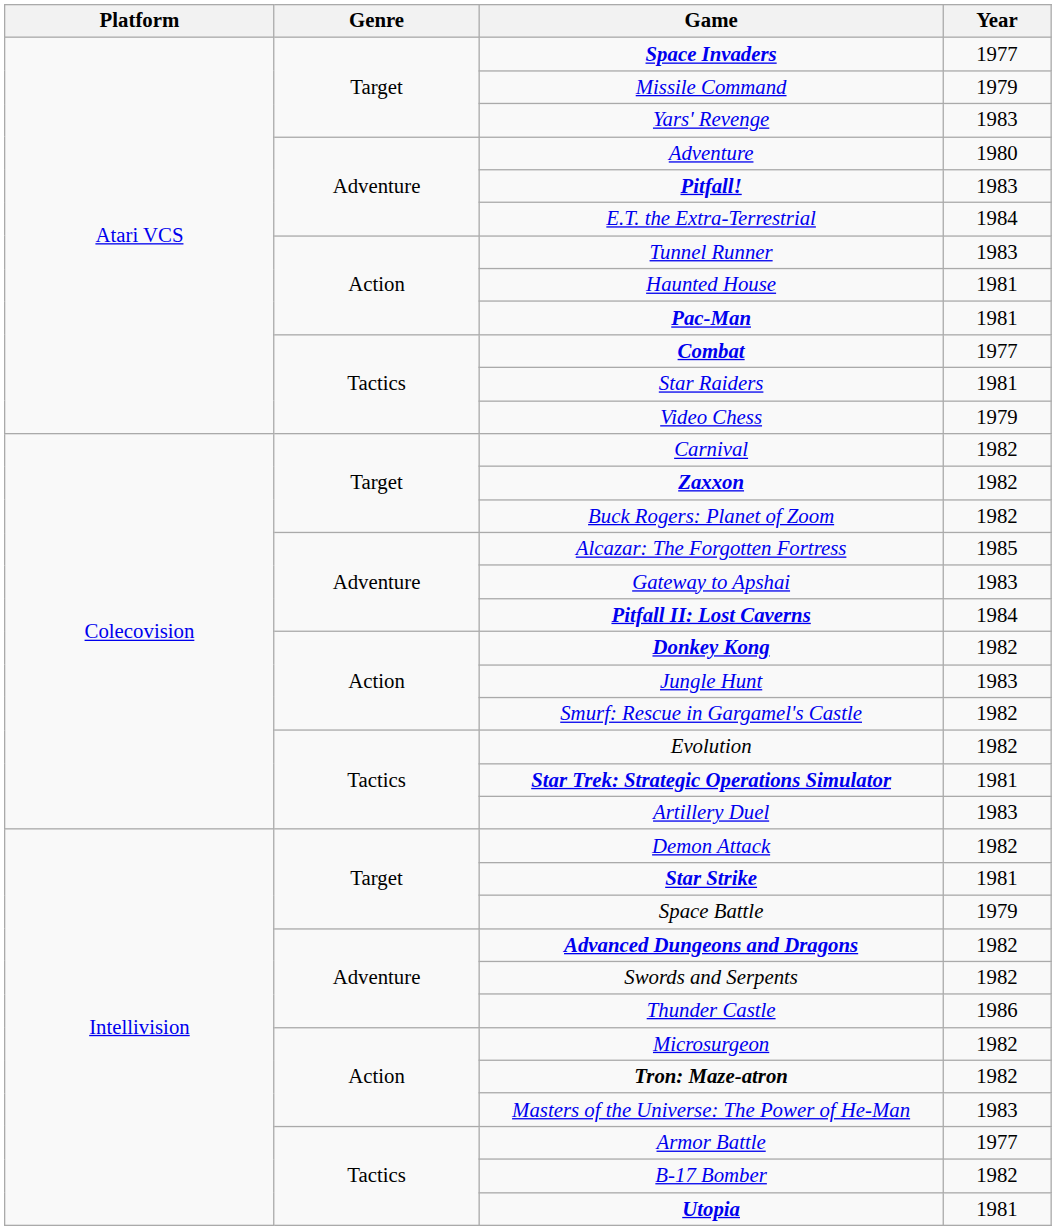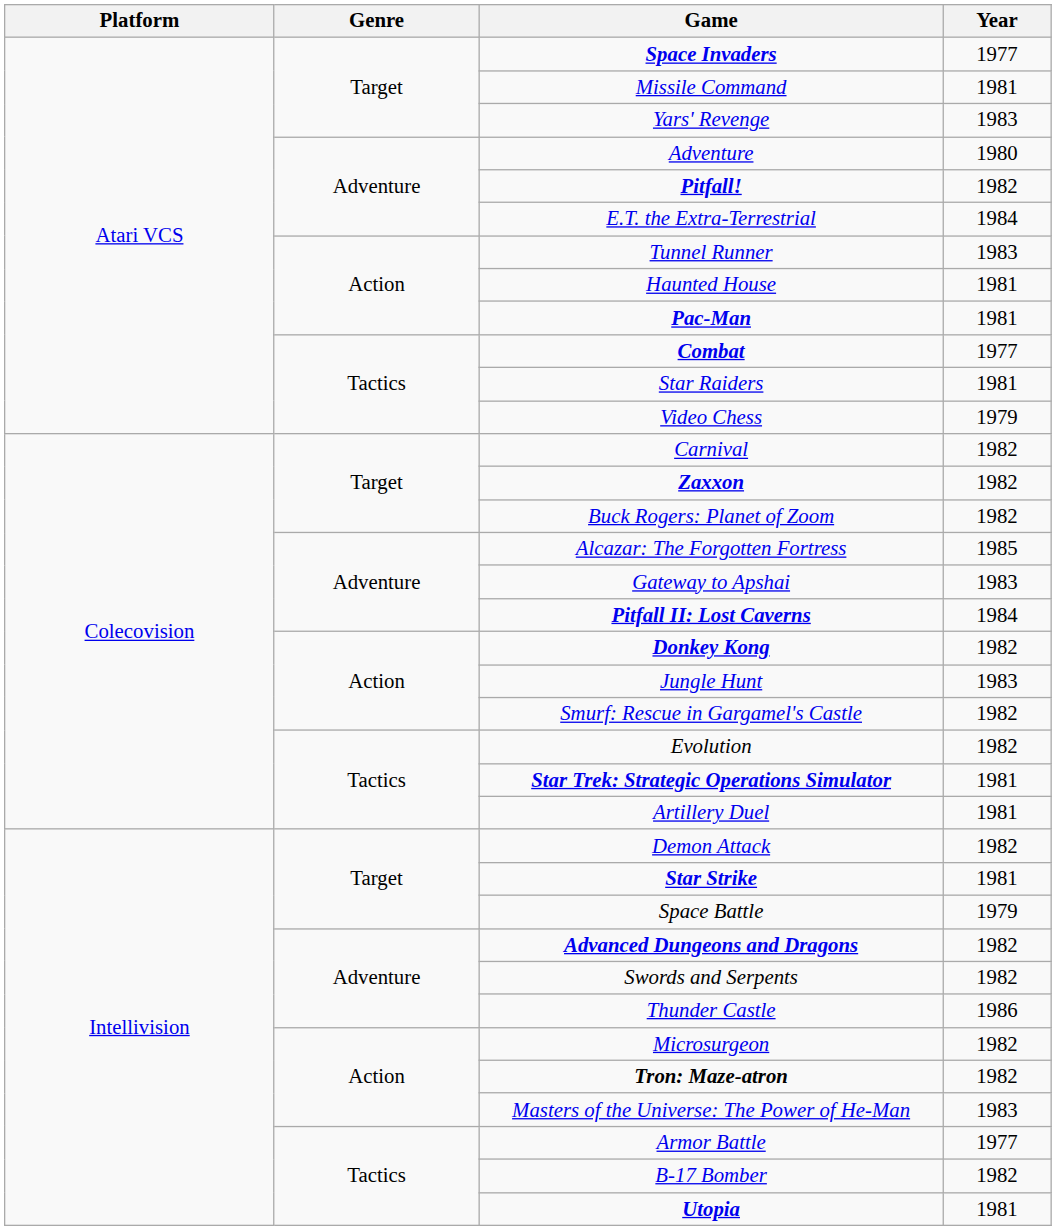(997, 86) 1979 -> (997, 86) 1981
(997, 185) 1983 -> (997, 185) 1982
(997, 812) 1983 -> (997, 812) 1981
